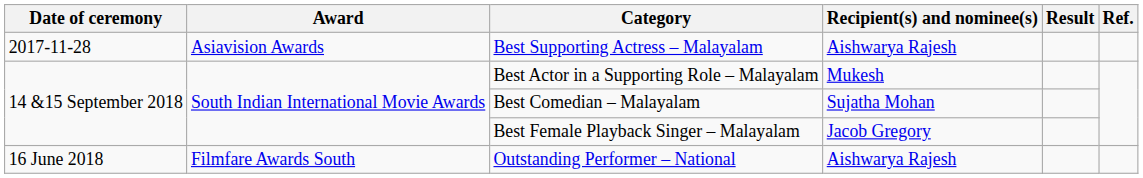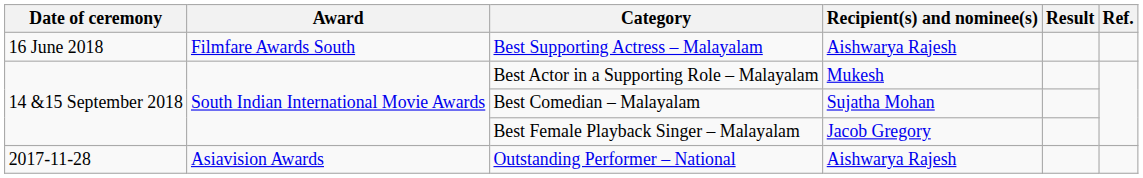(50, 46) 2017-11-28 -> (56, 46) 16 June 2018
(257, 46) Asiavision Awards -> (273, 46) Filmfare Awards South
(56, 159) 16 June 2018 -> (50, 159) 2017-11-28
(273, 159) Filmfare Awards South -> (257, 159) Asiavision Awards
